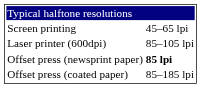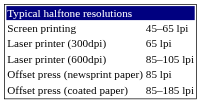+ row: (57, 44)
(159, 59) bold -> (159, 74) normal
